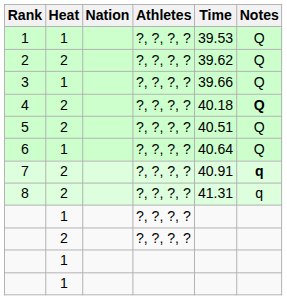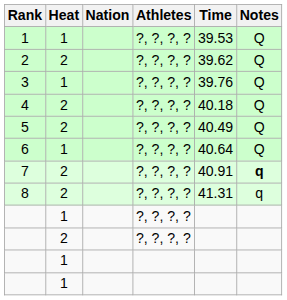(216, 82) 39.66 -> (216, 82) 39.76
(259, 104) bold -> (259, 104) normal
(216, 127) 40.51 -> (216, 127) 40.49
